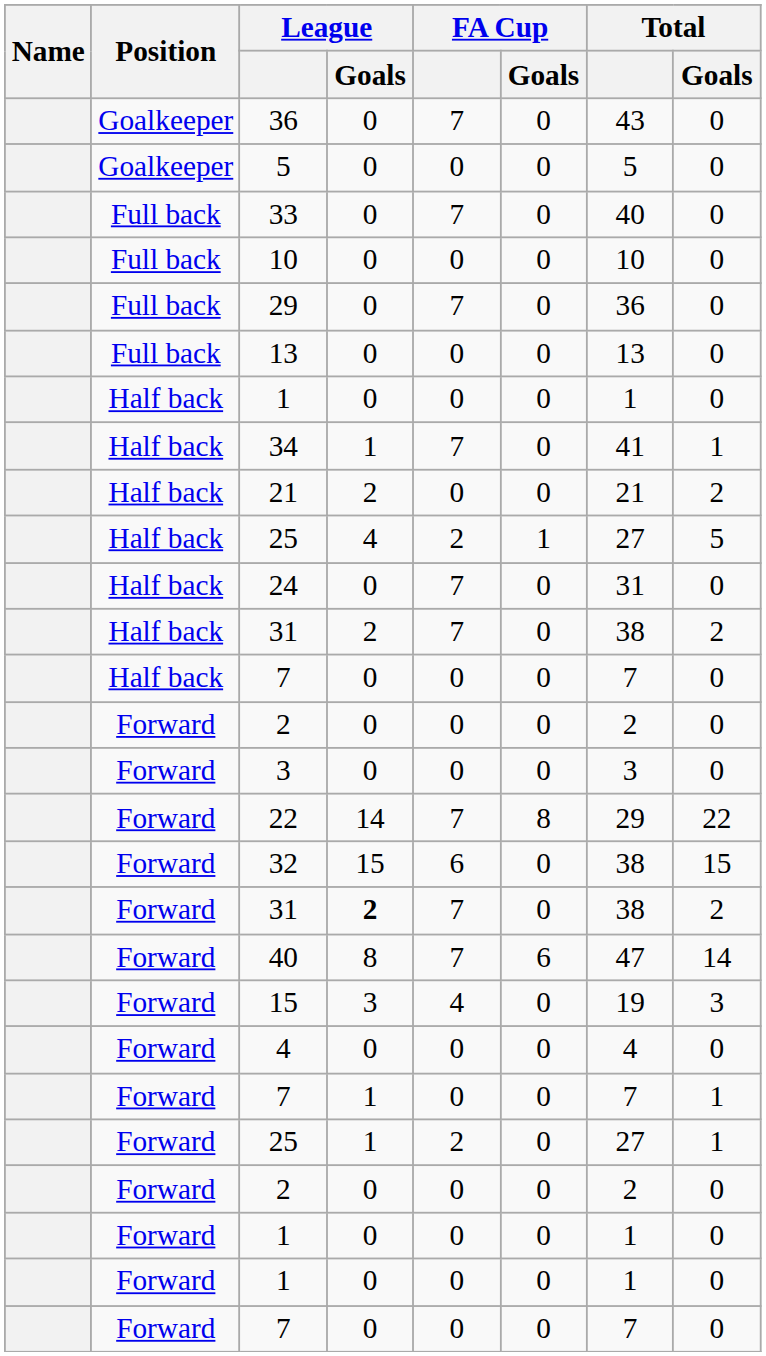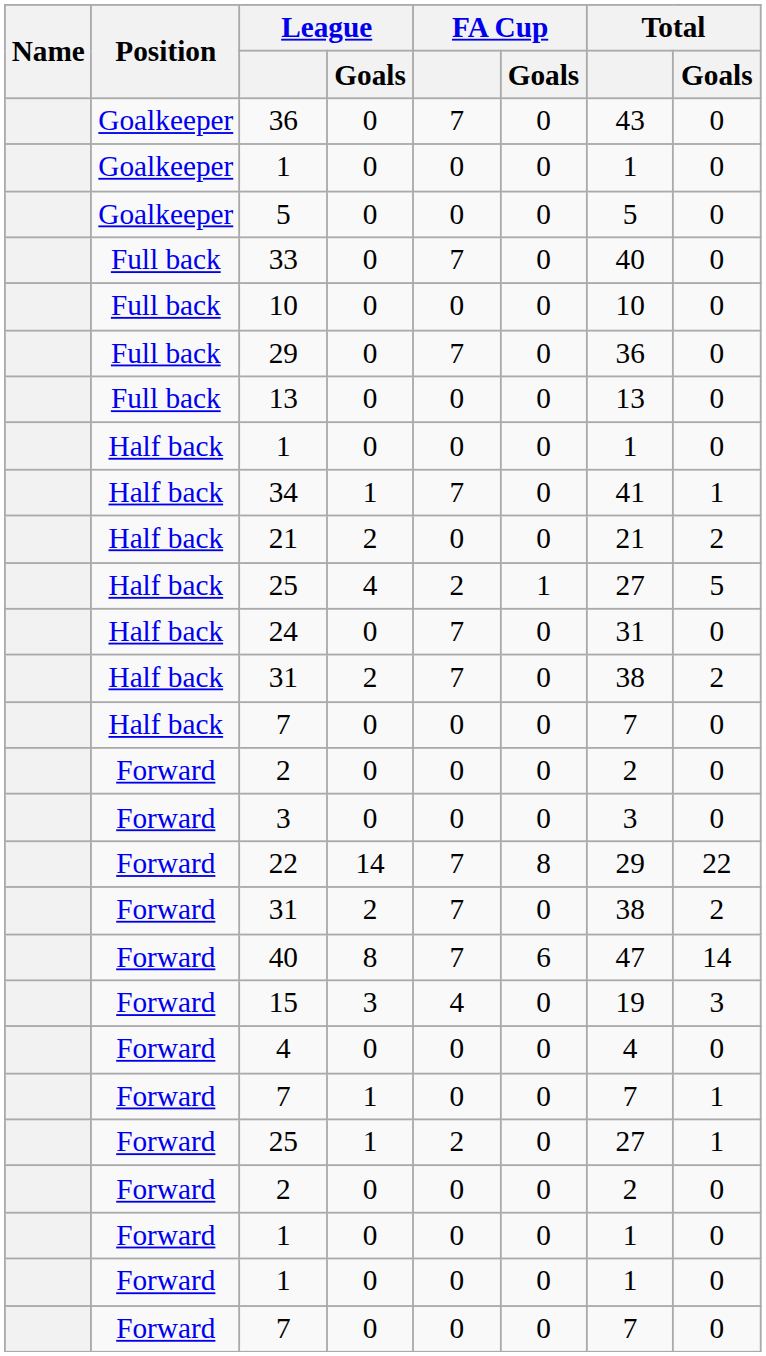+ row: (166, 167)
- row: (166, 863)
(370, 910) bold -> (370, 910) normal
